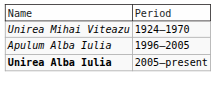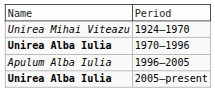+ row: (162, 46)
